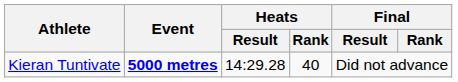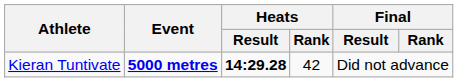(255, 65) normal -> (256, 65) bold
(311, 65) 40 -> (311, 65) 42
